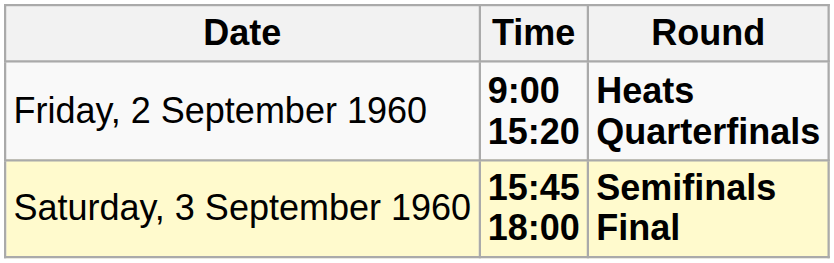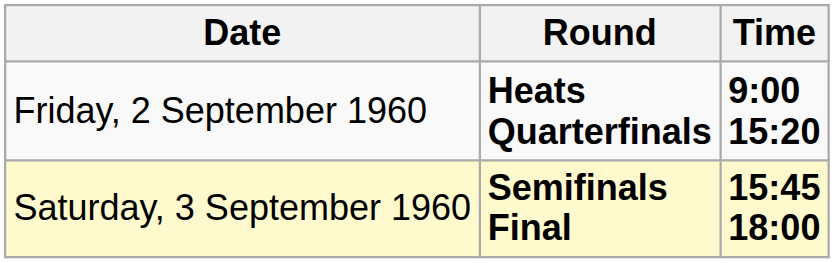columns swapped: (534, 33) <-> (708, 33)
